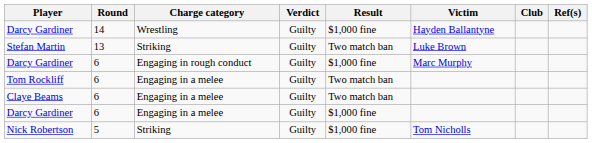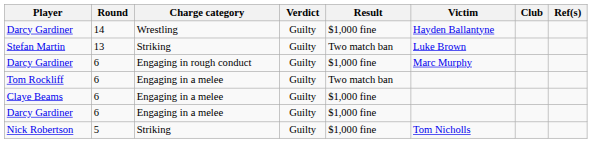(361, 96) Two match ban -> (352, 96) $1,000 fine
